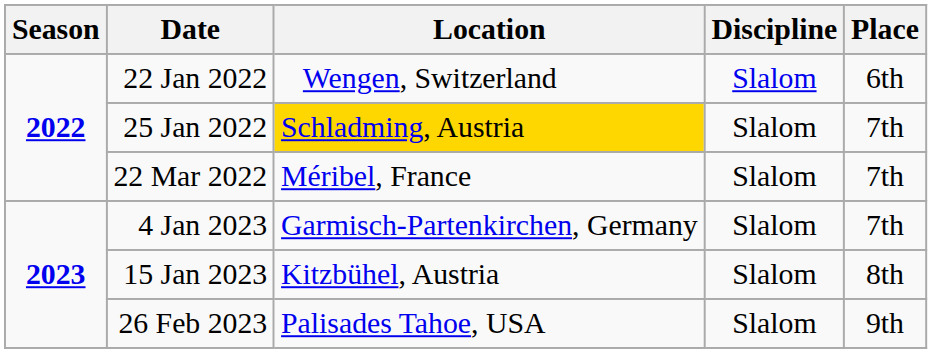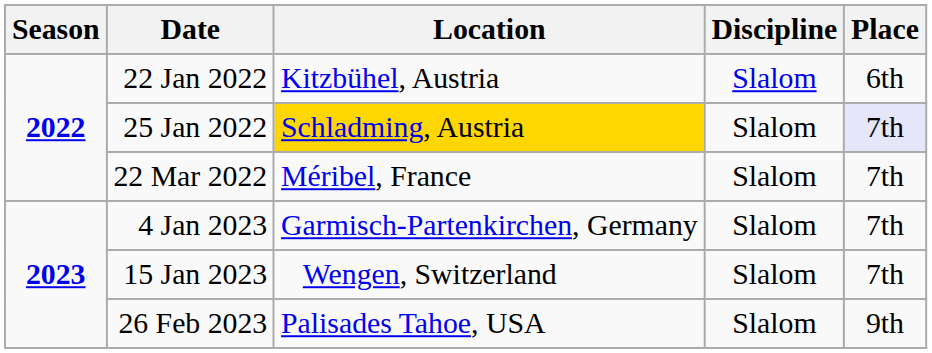(419, 78) Wengen, Switzerland -> (390, 78) Kitzbühel, Austria
(885, 127) no background -> (885, 127) lavender background
(390, 274) Kitzbühel, Austria -> (419, 274) Wengen, Switzerland
(885, 274) 8th -> (885, 274) 7th
